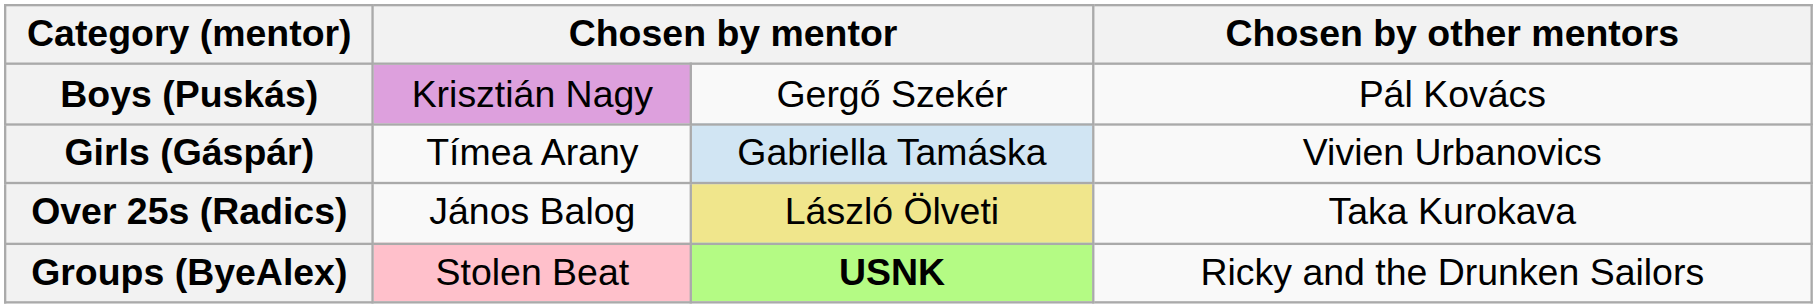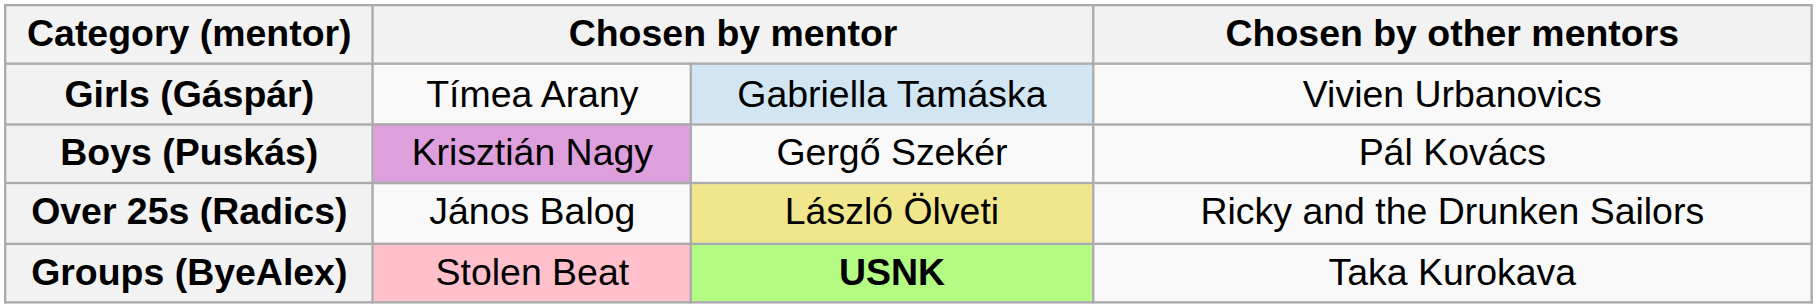rows swapped: (189, 93) <-> (189, 152)
(1452, 212) Taka Kurokava -> (1452, 212) Ricky and the Drunken Sailors
(1452, 271) Ricky and the Drunken Sailors -> (1452, 271) Taka Kurokava
